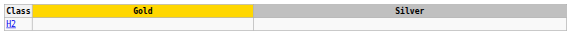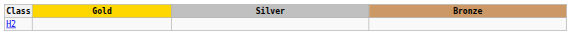+ column: (468, 11)
